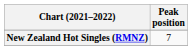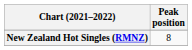(169, 38) 7 -> (169, 38) 8
